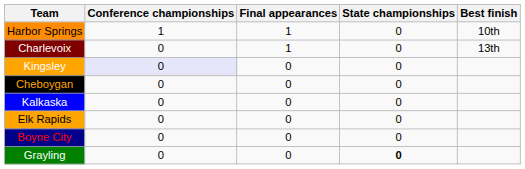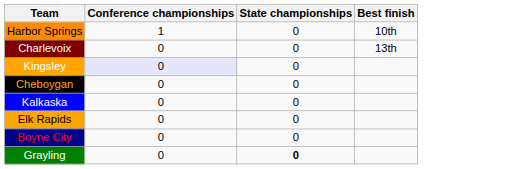- column: (288, 13)
